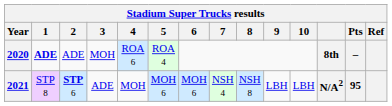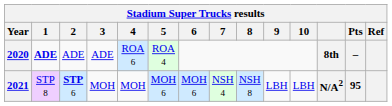(102, 55) MOH -> (102, 55) ADE
(102, 86) ADE -> (102, 86) MOH
